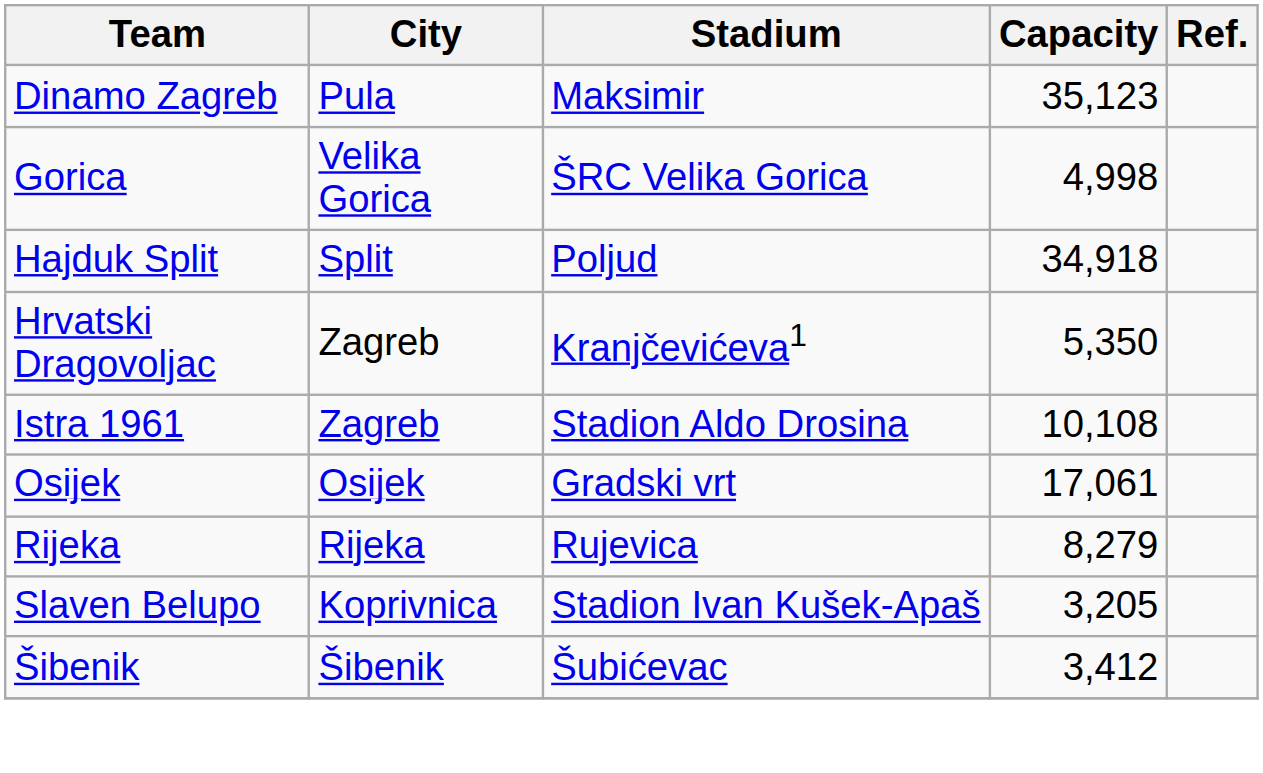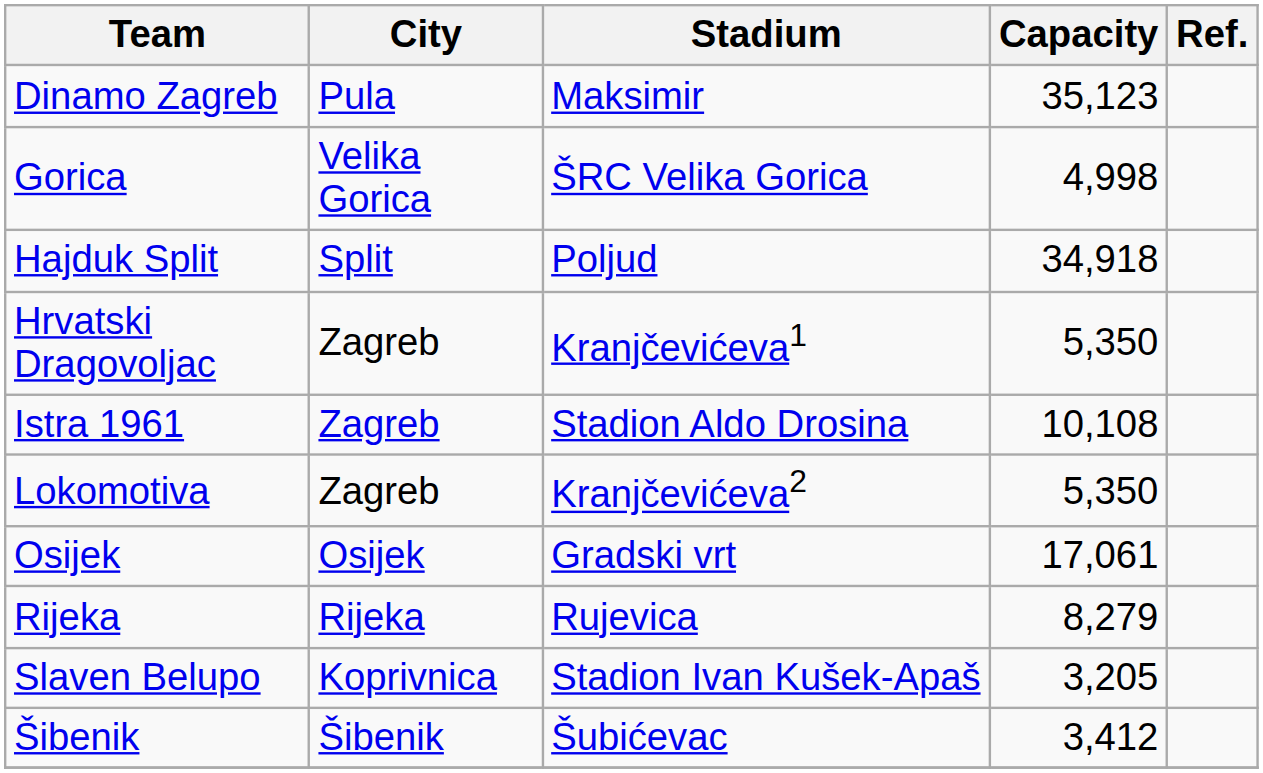+ row: (112, 489)
